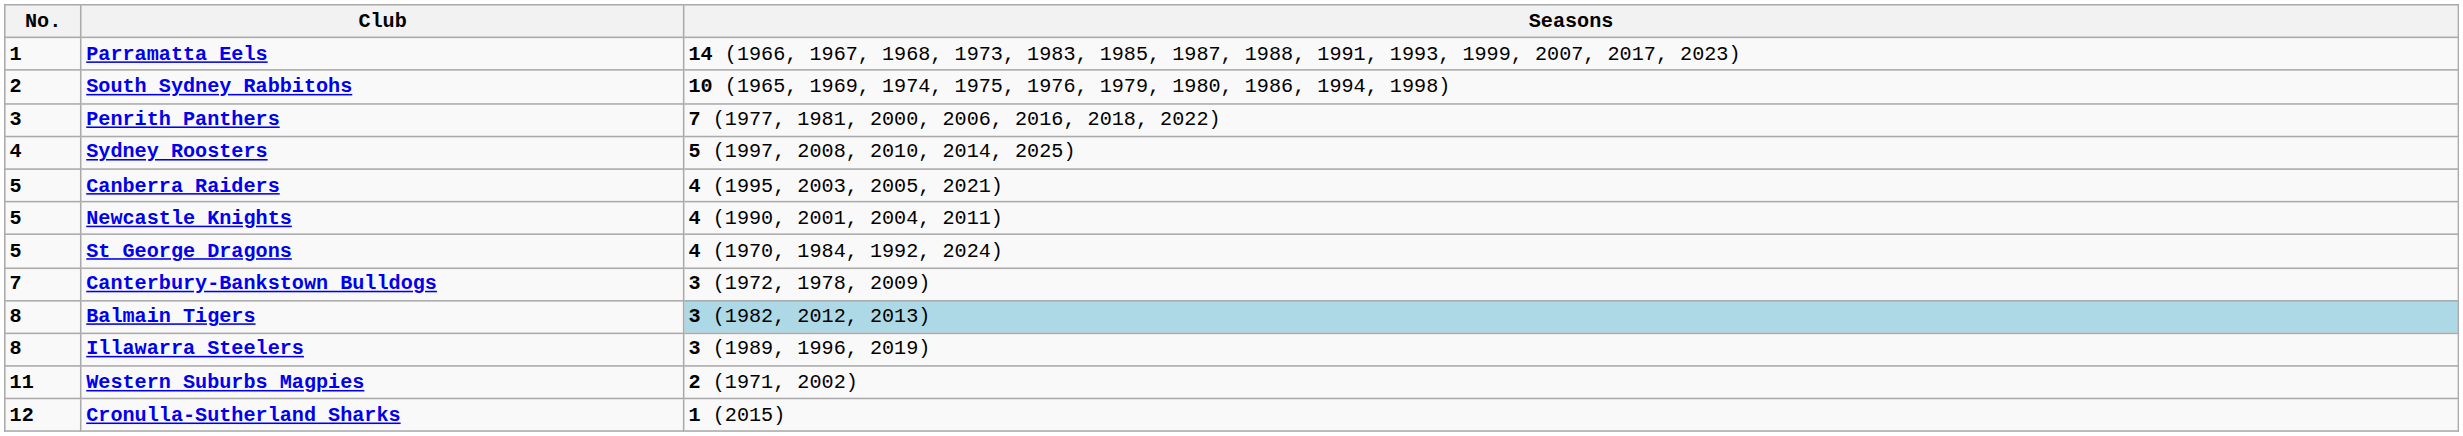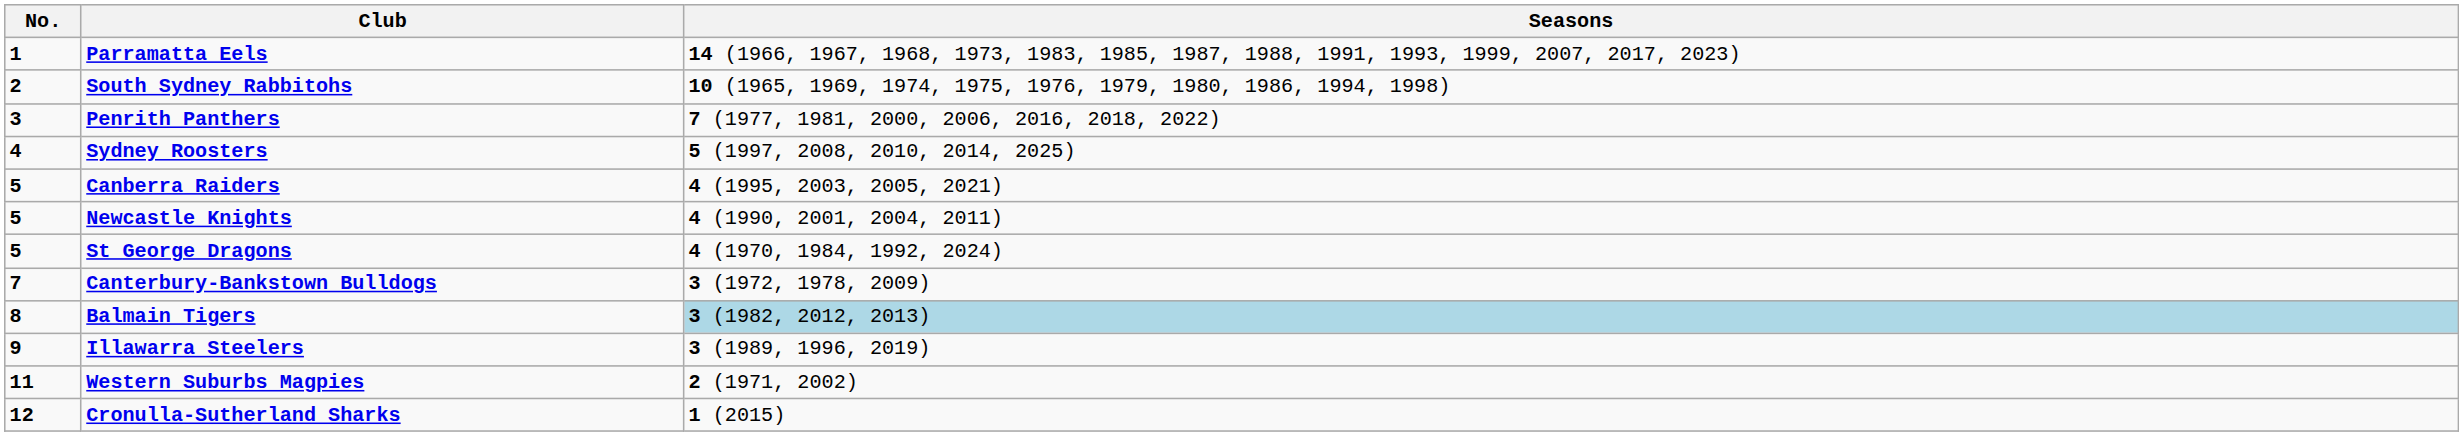(16, 350) 8 -> (16, 350) 9
